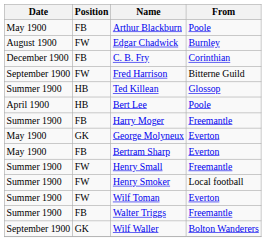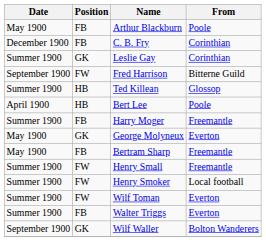- row: (146, 43)
+ row: (134, 58)
(204, 151) Everton -> (210, 151) Freemantle
(210, 213) Freemantle -> (204, 213) Everton
